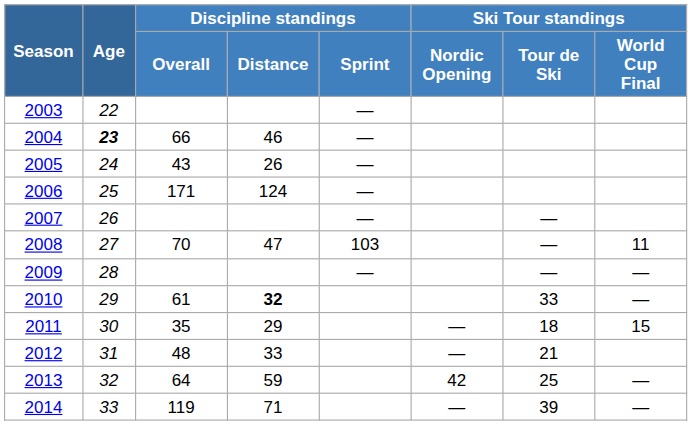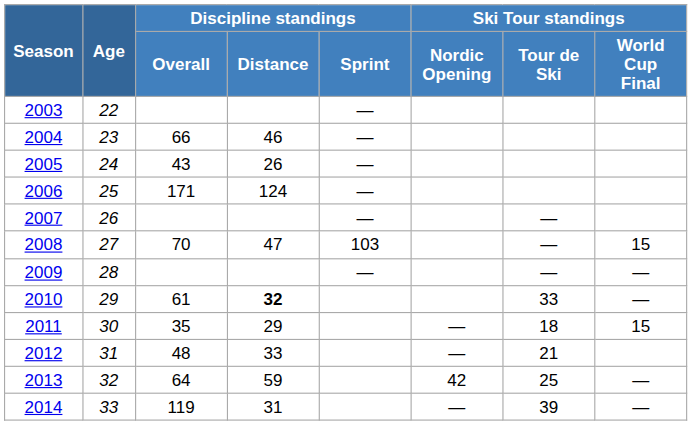(109, 137) bold -> (109, 137) normal
(641, 245) 11 -> (641, 245) 15
(273, 407) 71 -> (273, 407) 31
